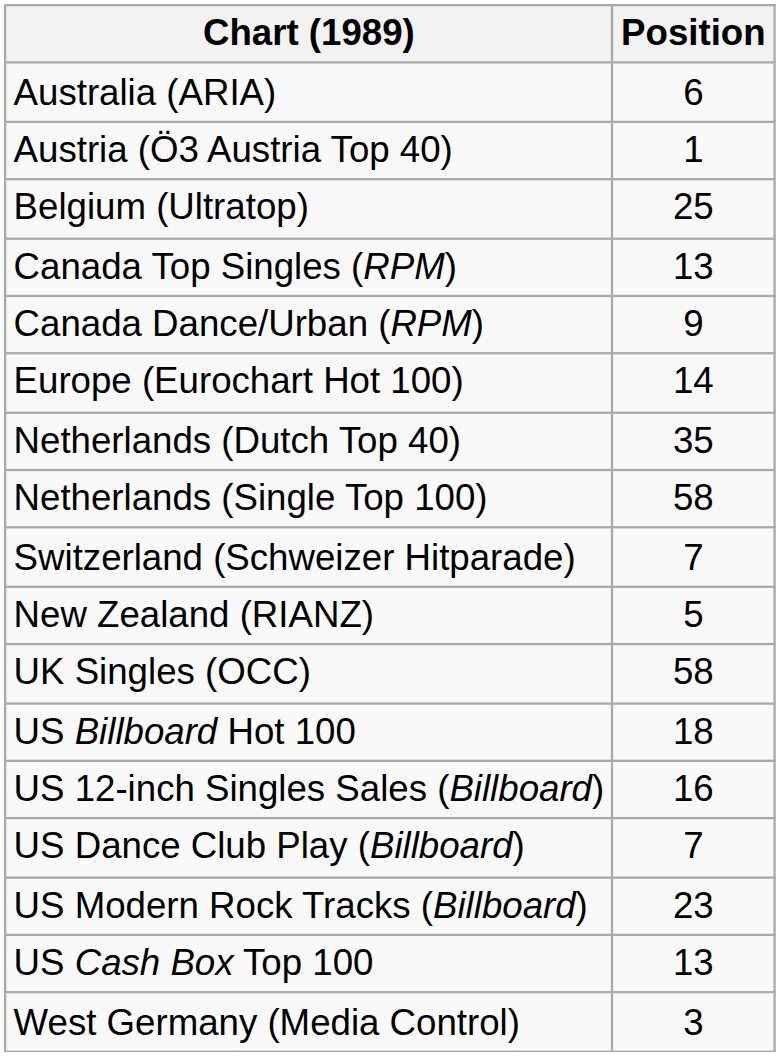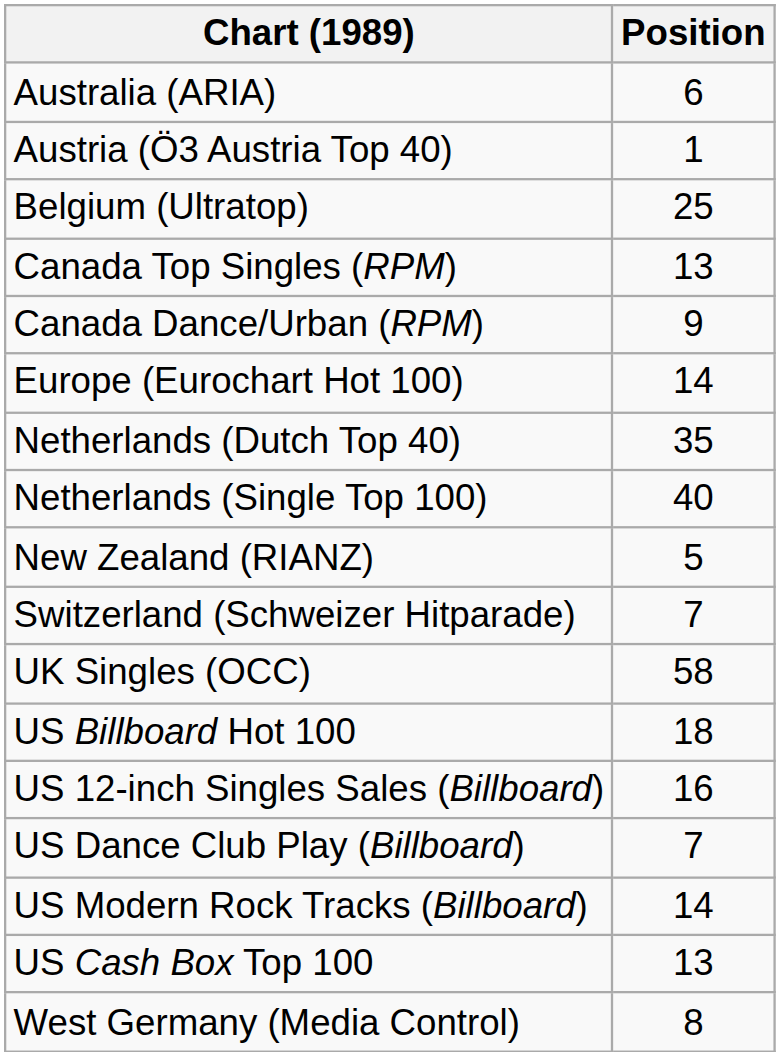(693, 498) 58 -> (693, 498) 40
rows swapped: (194, 614) <-> (295, 556)
(693, 905) 23 -> (693, 905) 14
(693, 1021) 3 -> (693, 1021) 8
